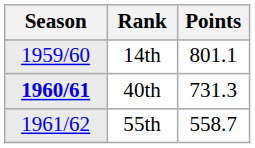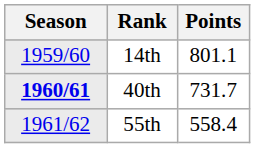(213, 90) 731.3 -> (213, 90) 731.7
(213, 124) 558.7 -> (213, 124) 558.4
